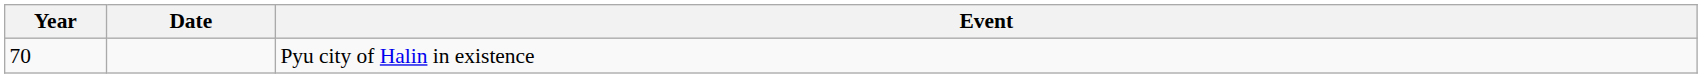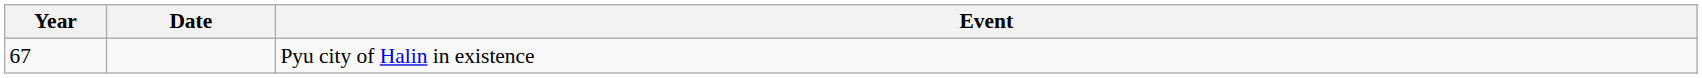(20, 55) 70 -> (20, 55) 67
